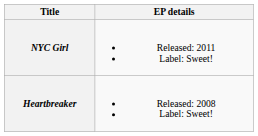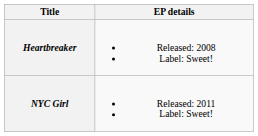rows swapped: (50, 103) <-> (50, 47)
